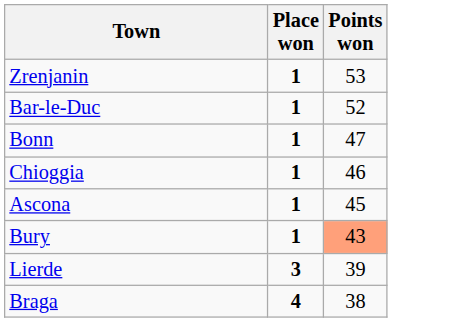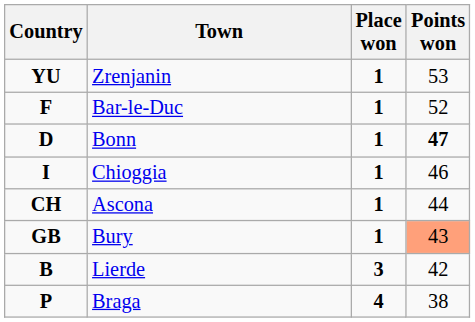+ column: (46, 32)
(355, 140) normal -> (438, 140) bold
(355, 204) 45 -> (438, 204) 44
(355, 269) 39 -> (438, 269) 42
